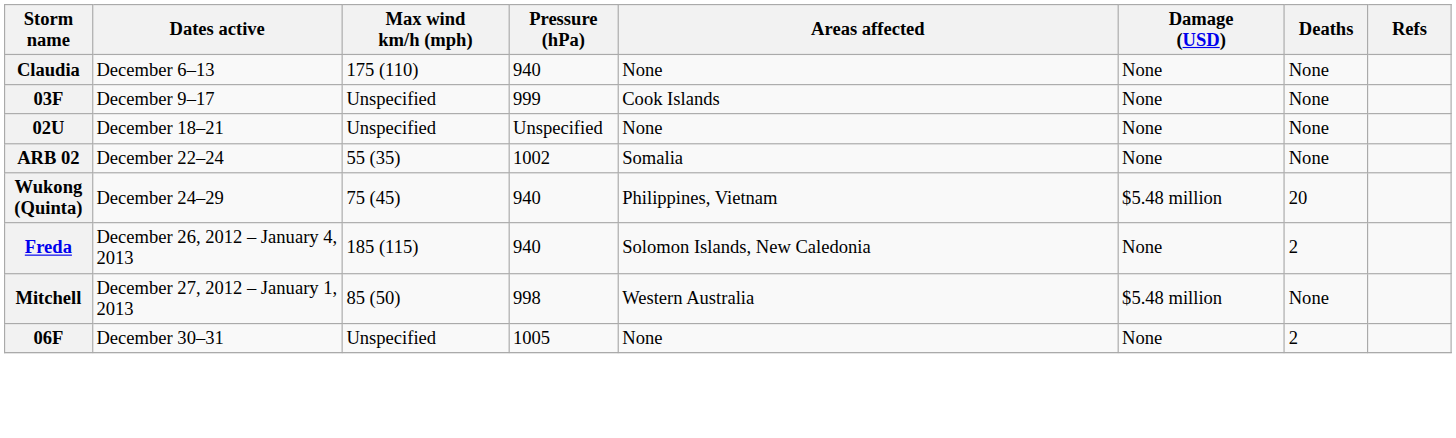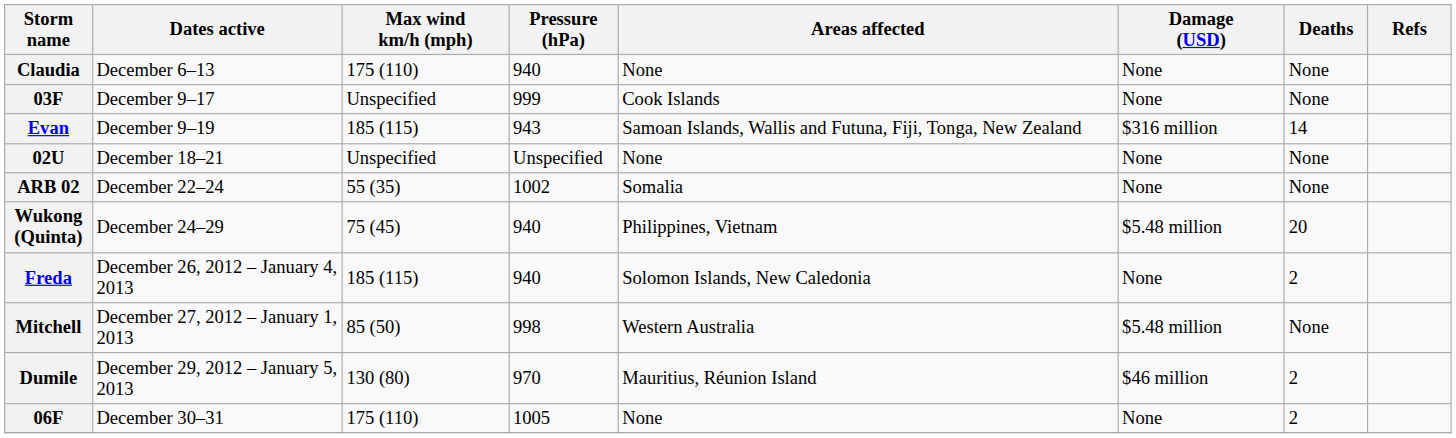+ row: (48, 128)
+ row: (48, 378)
(391, 338) Unspecified -> (382, 417) 175 (110)
